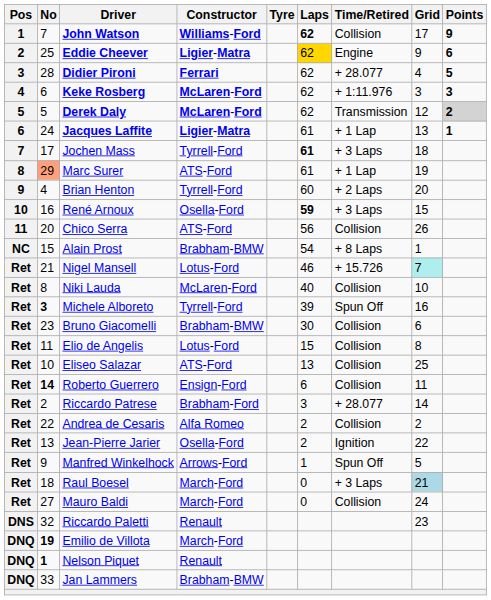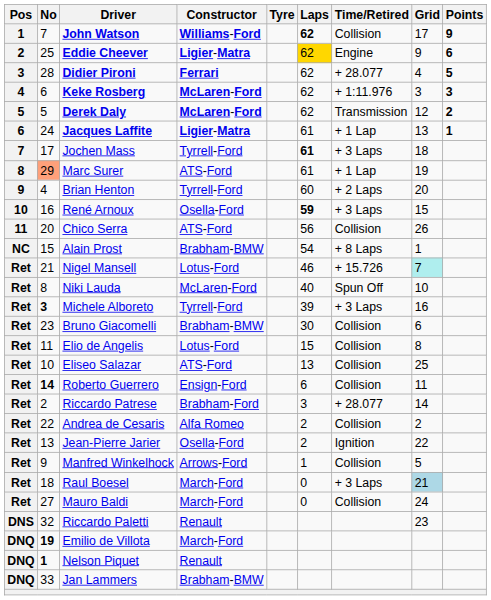(449, 112) lightgrey background -> (449, 112) no background
(358, 287) Collision -> (359, 287) Spun Off
(359, 307) Spun Off -> (358, 307) + 3 Laps
(359, 463) Spun Off -> (358, 463) Collision
